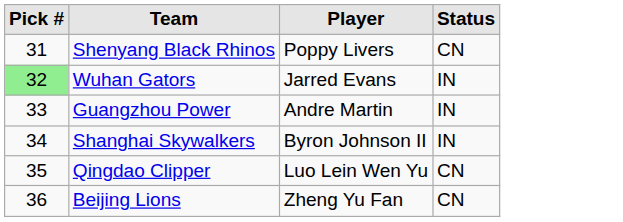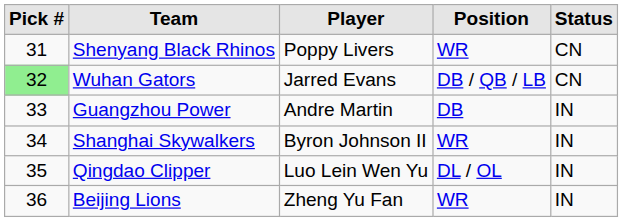+ column: (491, 19)
(446, 79) IN -> (568, 79) CN
(451, 170) CN -> (564, 170) IN
(451, 200) CN -> (564, 200) IN
